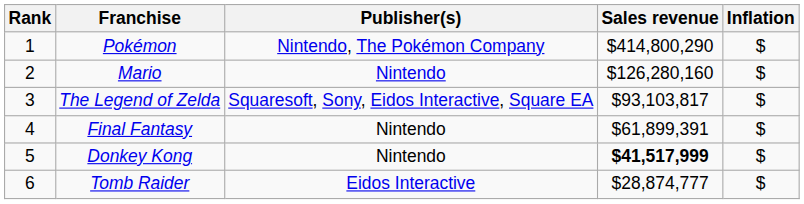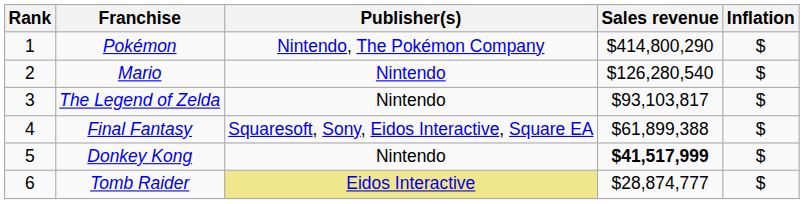(660, 73) $126,280,160 -> (660, 73) $126,280,540
(411, 101) Squaresoft, Sony, Eidos Interactive, Square EA -> (411, 101) Nintendo
(411, 128) Nintendo -> (411, 128) Squaresoft, Sony, Eidos Interactive, Square EA
(660, 128) $61,899,391 -> (660, 128) $61,899,388
(411, 184) no background -> (411, 184) khaki background
